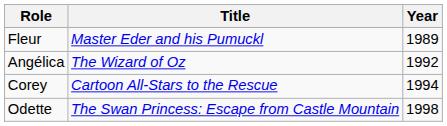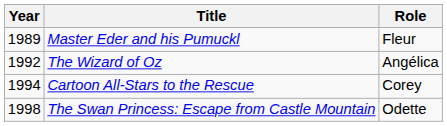columns swapped: (422, 16) <-> (36, 16)
